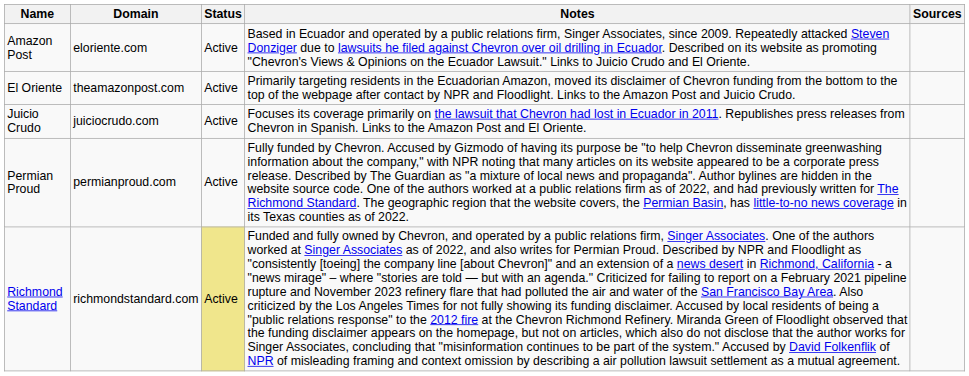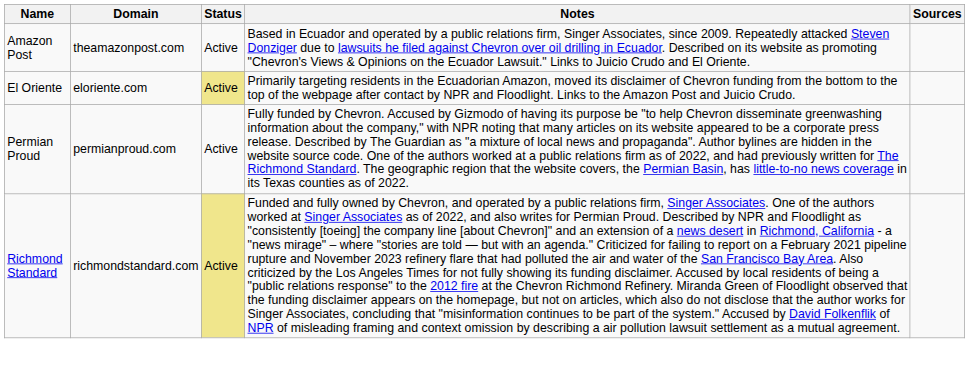(110, 47) eloriente.com -> (129, 47) theamazonpost.com
(129, 87) theamazonpost.com -> (110, 87) eloriente.com
(221, 87) no background -> (221, 87) khaki background
- row: (24, 121)
